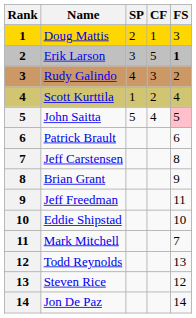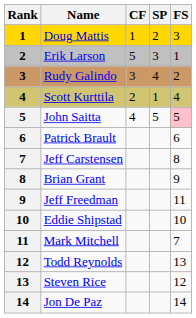columns swapped: (159, 14) <-> (136, 14)
(176, 55) bold -> (176, 55) normal
